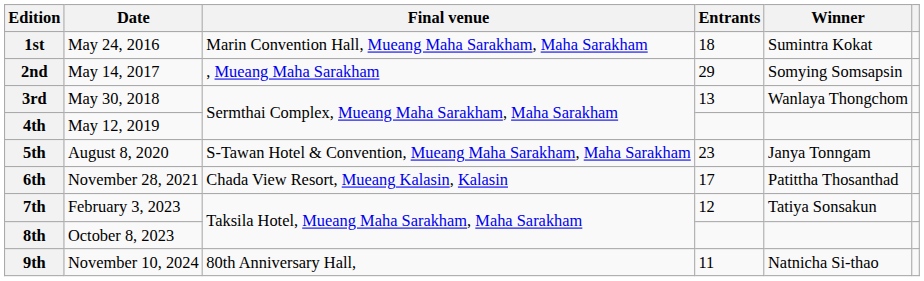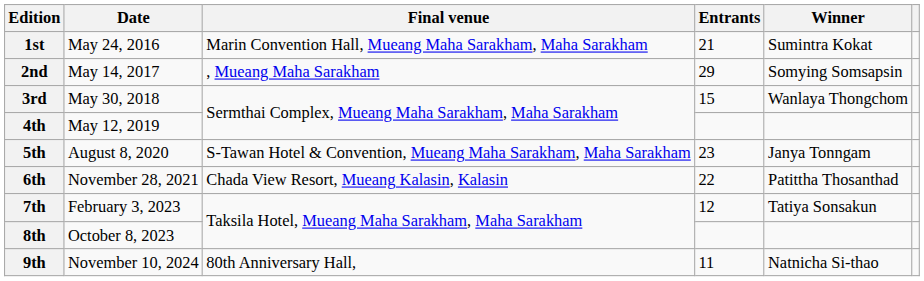(707, 45) 18 -> (707, 45) 21
(707, 99) 13 -> (707, 99) 15
(707, 180) 17 -> (707, 180) 22
